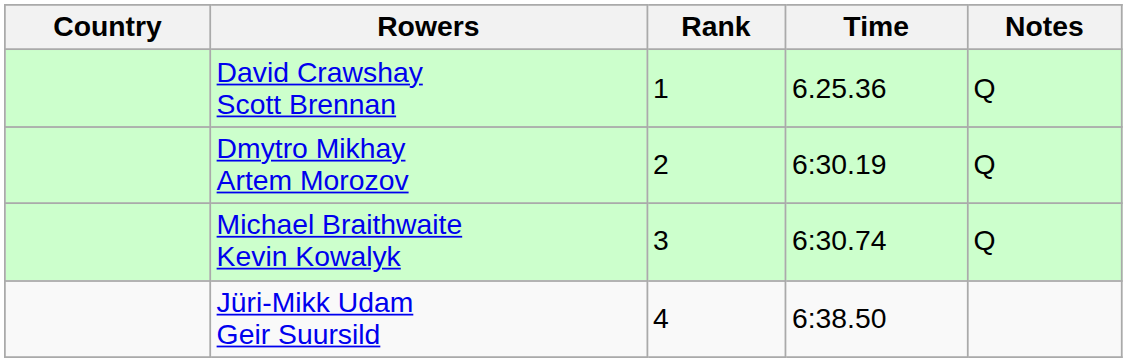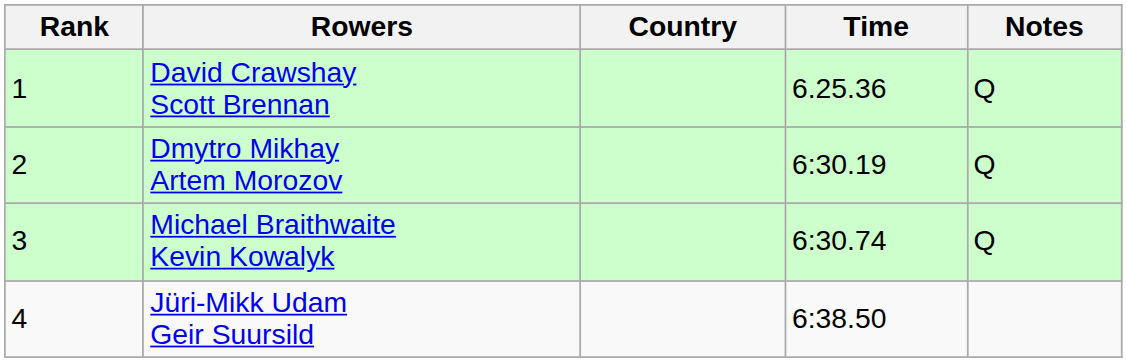columns swapped: (716, 26) <-> (107, 26)
